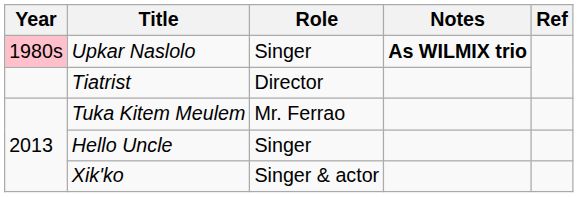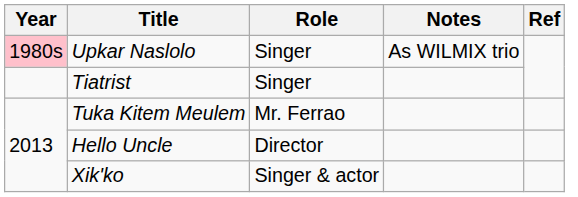(458, 51) bold -> (454, 51) normal
(289, 82) Director -> (283, 82) Singer
(283, 144) Singer -> (289, 144) Director
